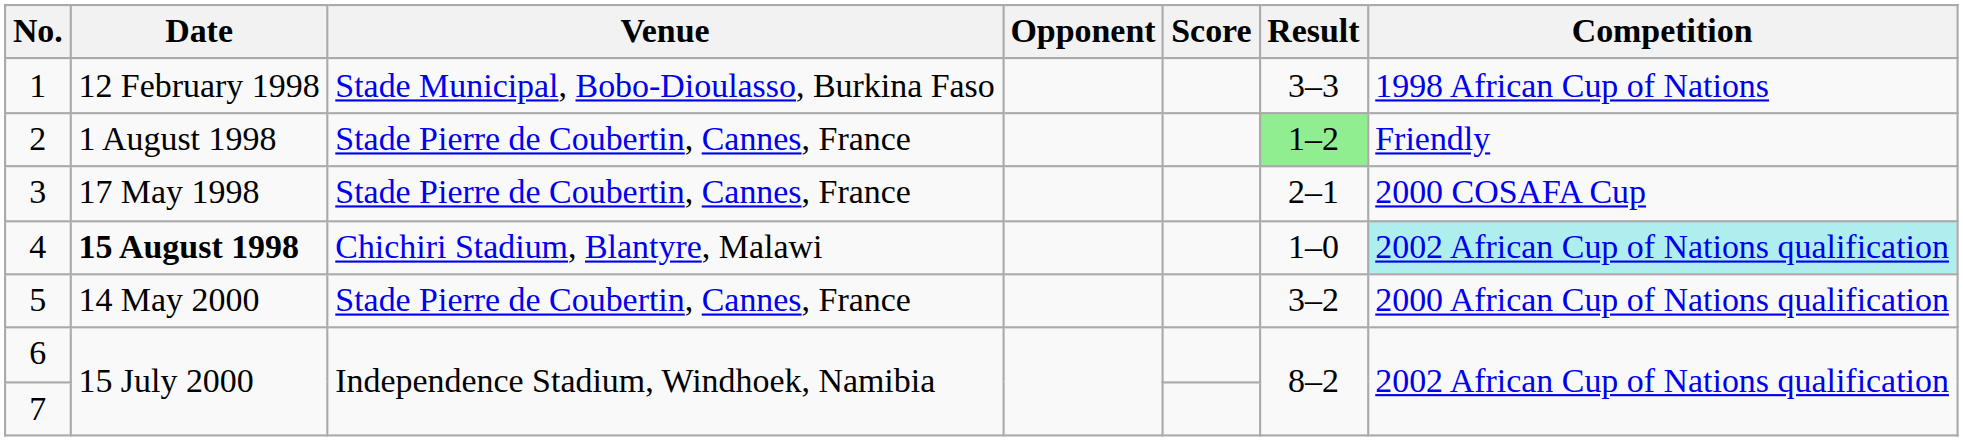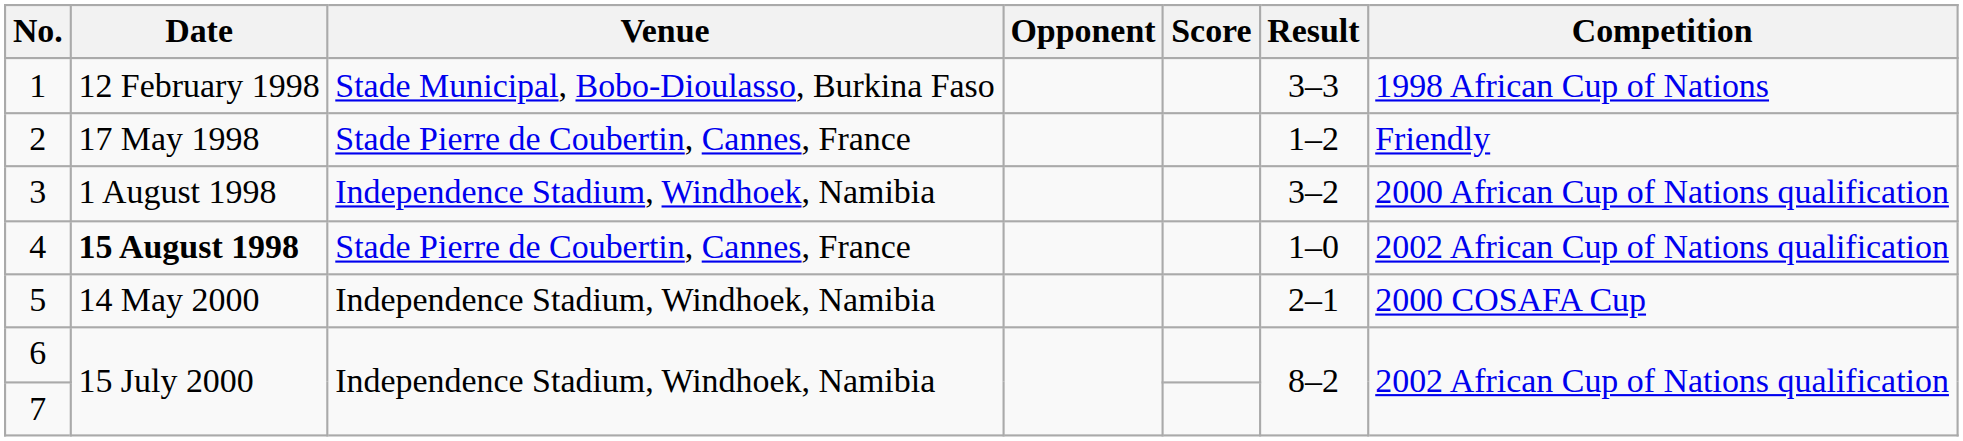(177, 138) 1 August 1998 -> (169, 138) 17 May 1998
(1313, 138) lightgreen background -> (1313, 138) no background
(169, 192) 17 May 1998 -> (177, 192) 1 August 1998
(623, 192) Stade Pierre de Coubertin, Cannes, France -> (635, 192) Independence Stadium, Windhoek, Namibia
(1313, 192) 2–1 -> (1313, 192) 3–2
(1511, 192) 2000 COSAFA Cup -> (1662, 192) 2000 African Cup of Nations qualification
(579, 246) Chichiri Stadium, Blantyre, Malawi -> (623, 246) Stade Pierre de Coubertin, Cannes, France
(1662, 246) paleturquoise background -> (1662, 246) no background
(623, 300) Stade Pierre de Coubertin, Cannes, France -> (635, 300) Independence Stadium, Windhoek, Namibia
(1313, 300) 3–2 -> (1313, 300) 2–1
(1662, 300) 2000 African Cup of Nations qualification -> (1511, 300) 2000 COSAFA Cup
